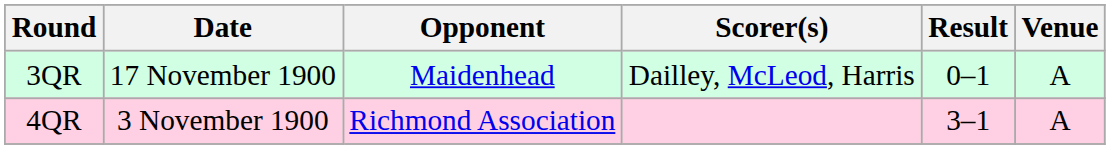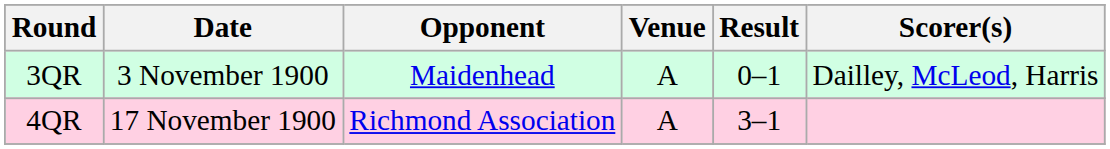columns swapped: (1060, 27) <-> (772, 27)
(223, 74) 17 November 1900 -> (223, 74) 3 November 1900
(223, 120) 3 November 1900 -> (223, 120) 17 November 1900
